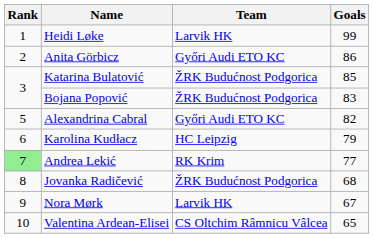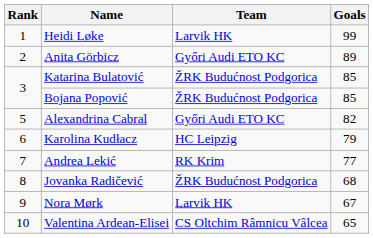(350, 56) 86 -> (350, 56) 89
(350, 98) 83 -> (350, 98) 85
(23, 160) lightgreen background -> (23, 160) no background
